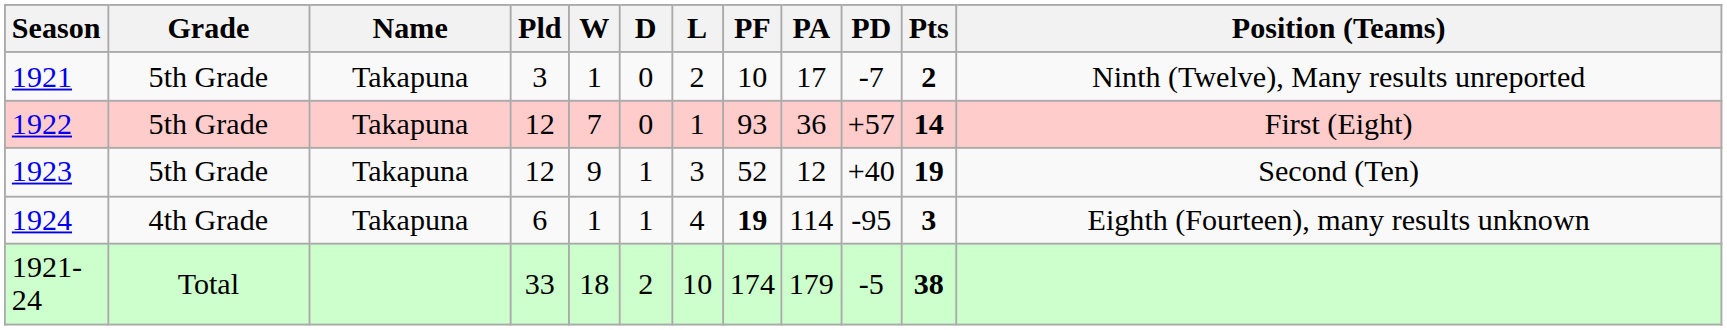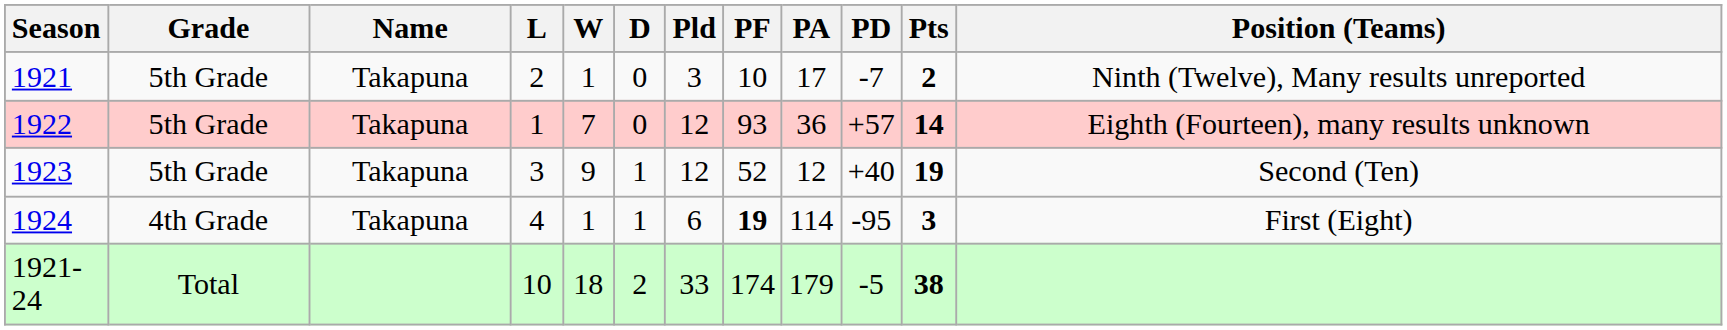columns swapped: (540, 28) <-> (697, 28)
(1339, 123) First (Eight) -> (1339, 123) Eighth (Fourteen), many results unknown
(1339, 219) Eighth (Fourteen), many results unknown -> (1339, 219) First (Eight)
